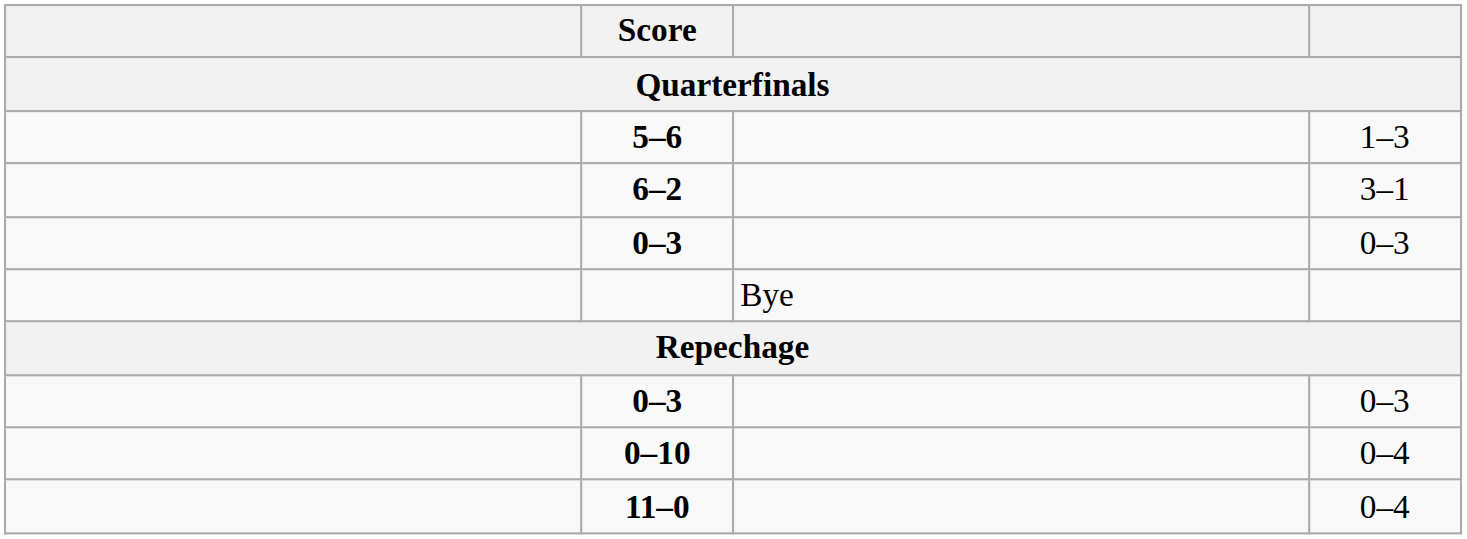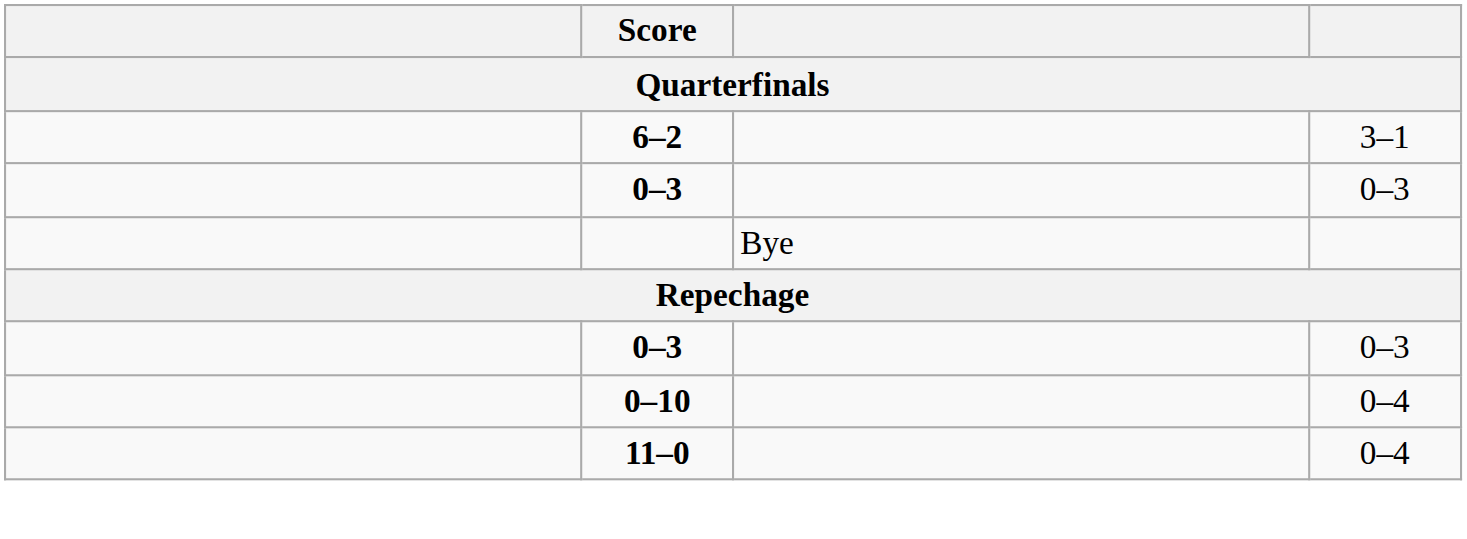- row: (657, 136)
